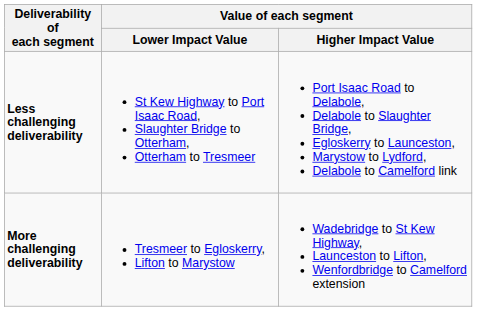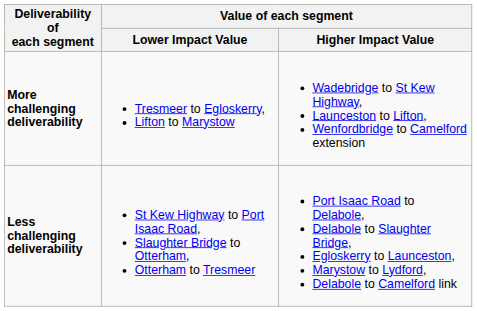rows swapped: (45, 122) <-> (45, 249)
